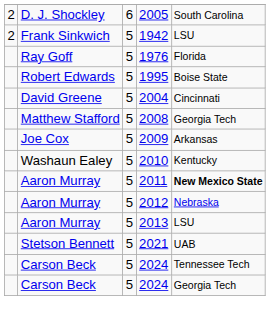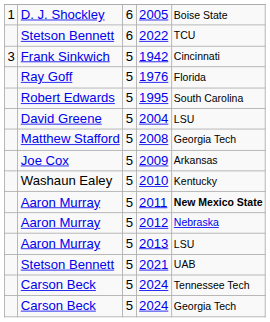(11, 14) 2 -> (11, 14) 1
(209, 15) South Carolina -> (201, 15) Boise State
+ row: (67, 35)
(11, 35) 2 -> (11, 56) 3
(184, 36) LSU -> (197, 56) Cincinnati
(201, 77) Boise State -> (209, 98) South Carolina
(197, 98) Cincinnati -> (184, 119) LSU
